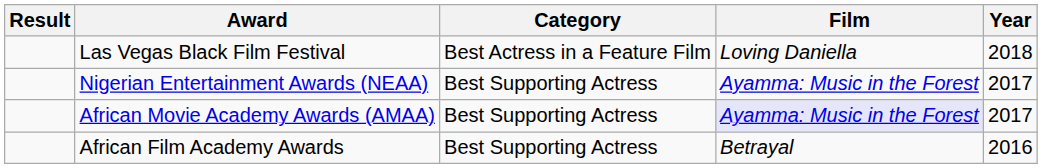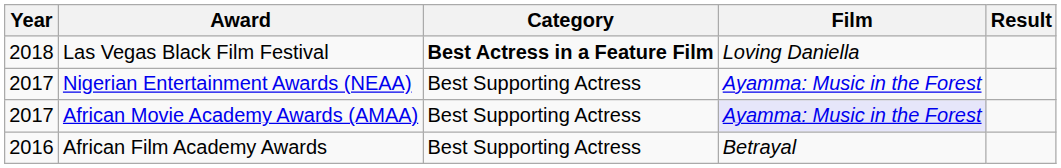columns swapped: (1010, 20) <-> (40, 20)
(577, 52) normal -> (570, 52) bold
